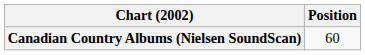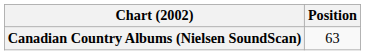(332, 38) 60 -> (332, 38) 63
